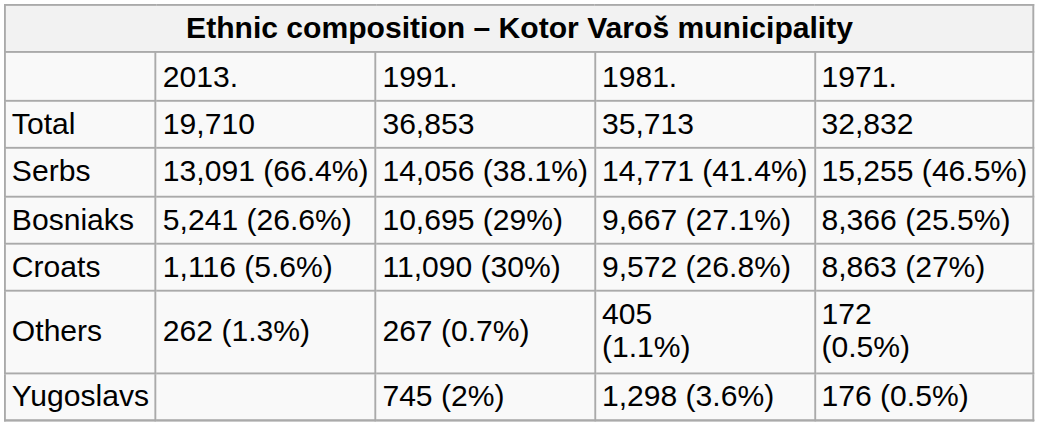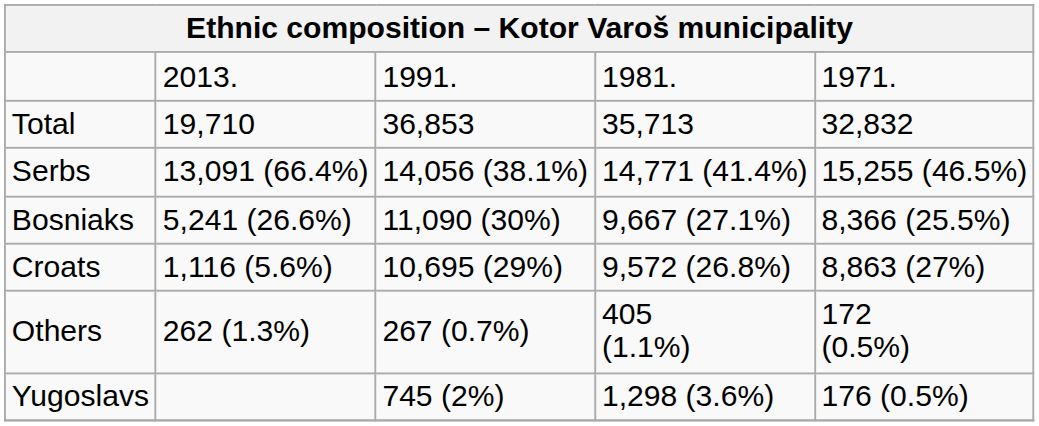(473, 219) 10,695 (29%) -> (472, 219) 11,090 (30%)
(472, 266) 11,090 (30%) -> (473, 266) 10,695 (29%)
